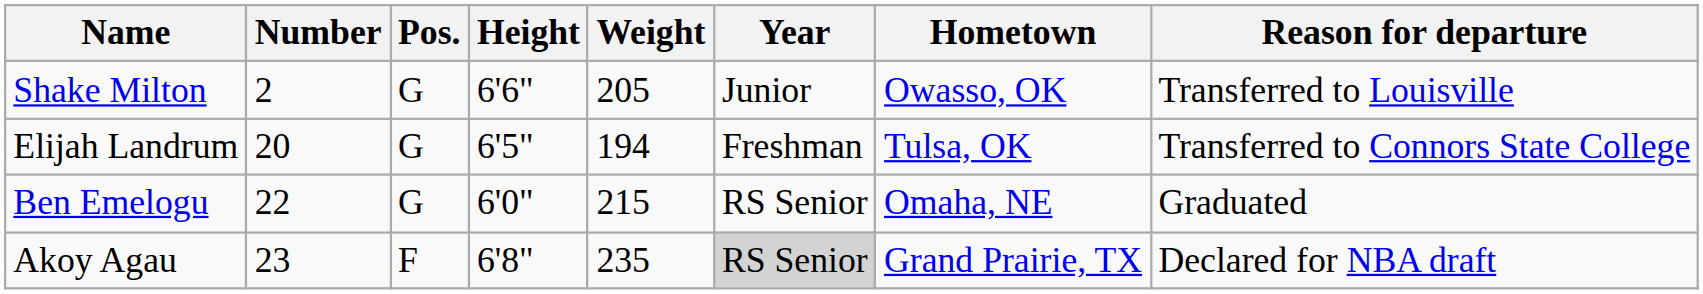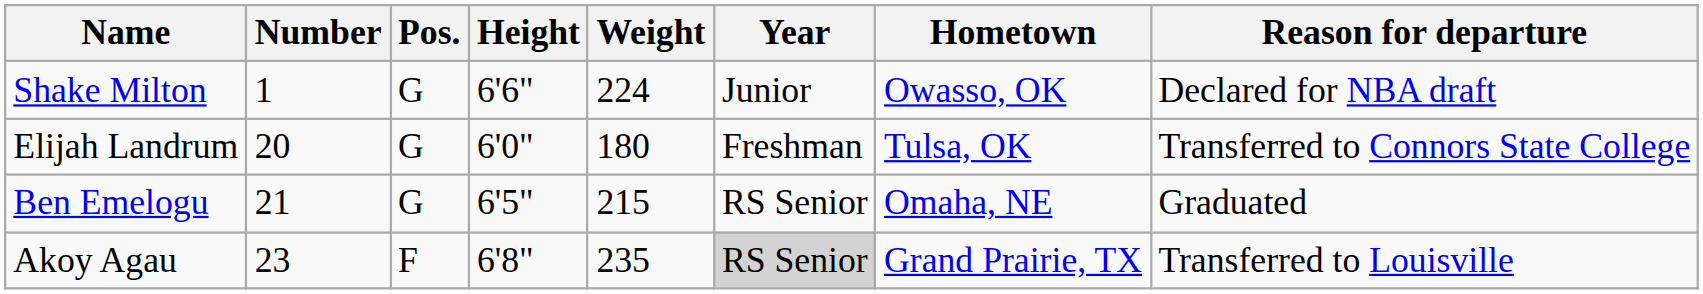(264, 89) 2 -> (264, 89) 1
(623, 89) 205 -> (623, 89) 224
(1336, 89) Transferred to Louisville -> (1327, 89) Declared for NBA draft
(505, 145) 6'5" -> (505, 145) 6'0"
(623, 145) 194 -> (623, 145) 180
(273, 202) 22 -> (273, 202) 21
(505, 202) 6'0" -> (505, 202) 6'5"
(1327, 259) Declared for NBA draft -> (1336, 259) Transferred to Louisville
